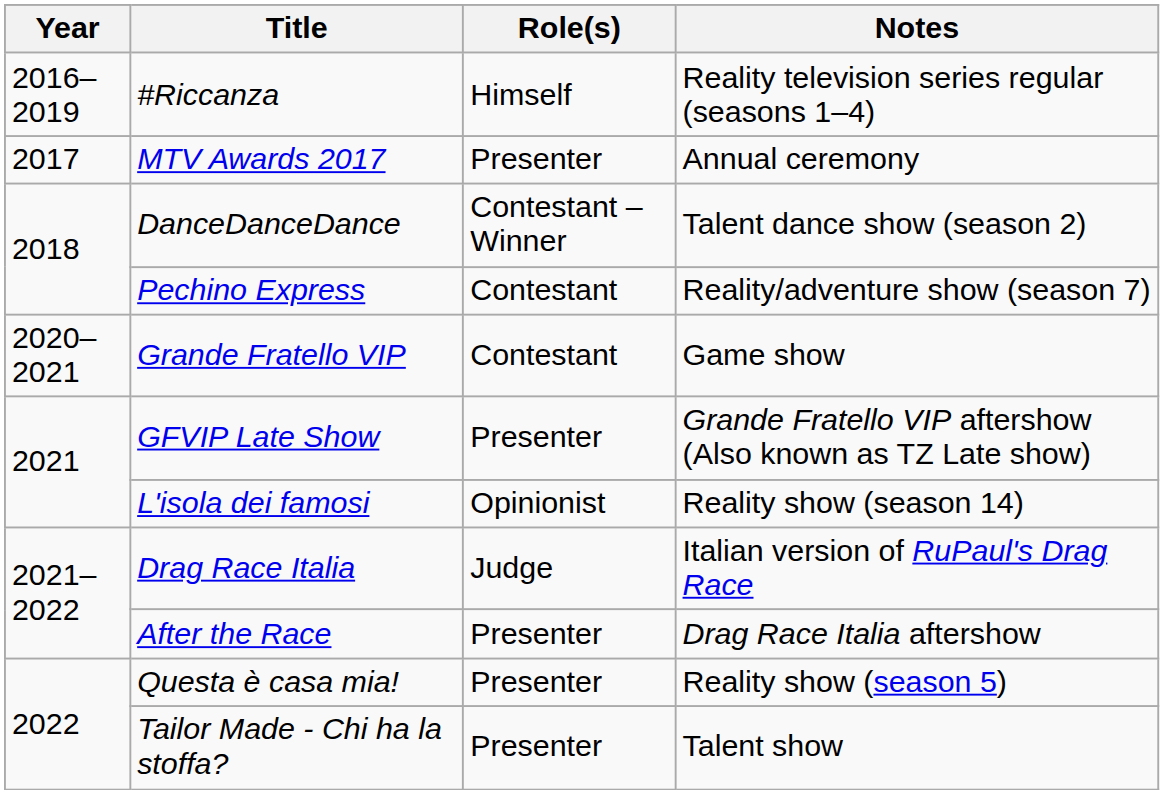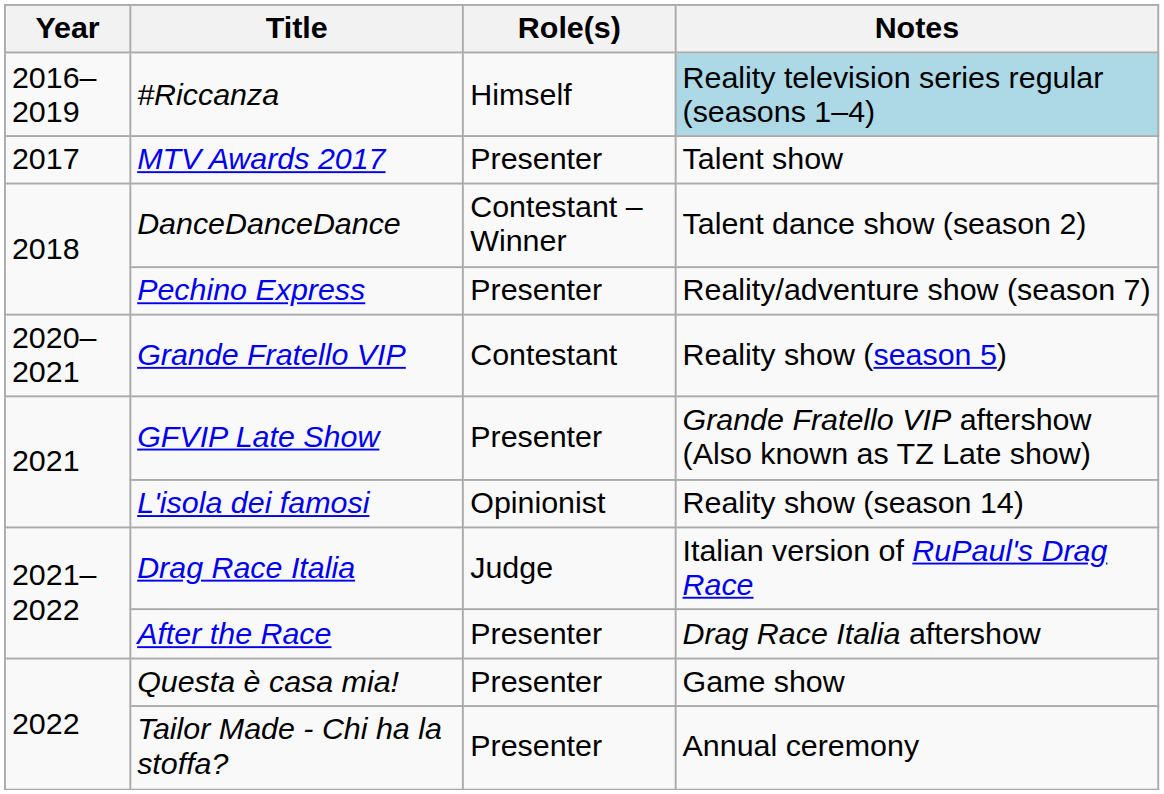(893, 93) no background -> (893, 93) lightblue background
(801, 159) Annual ceremony -> (763, 159) Talent show
(544, 289) Contestant -> (536, 289) Presenter
(764, 355) Game show -> (845, 355) Reality show (season 5)
(845, 681) Reality show (season 5) -> (764, 681) Game show
(763, 747) Talent show -> (801, 747) Annual ceremony
